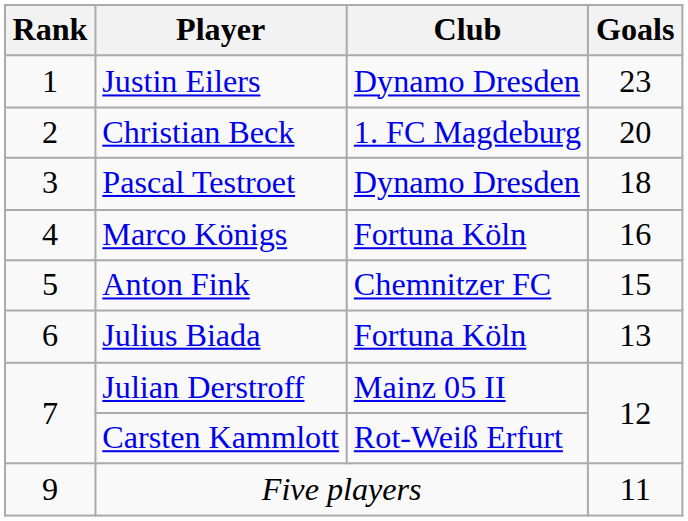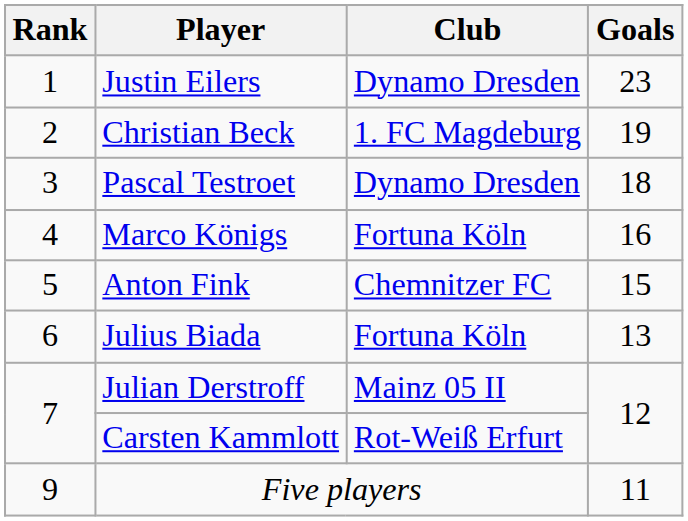(635, 132) 20 -> (635, 132) 19
